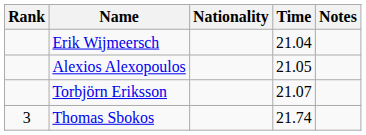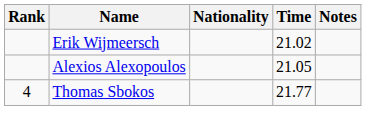(294, 42) 21.04 -> (294, 42) 21.02
- row: (110, 92)
(27, 117) 3 -> (27, 92) 4
(294, 117) 21.74 -> (294, 92) 21.77
